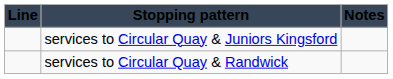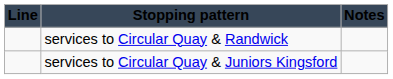rows swapped: (166, 62) <-> (191, 39)
